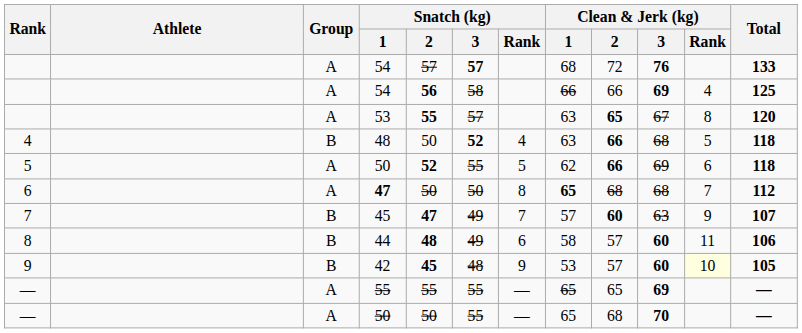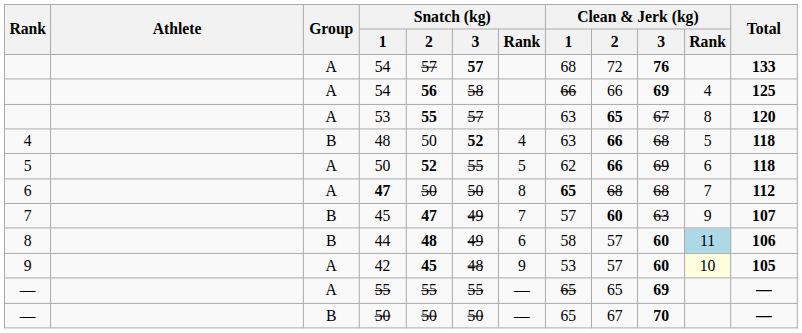(708, 240) no background -> (708, 240) lightblue background
(331, 265) B -> (331, 265) A
(331, 315) A -> (331, 315) B
(475, 315) 55 -> (475, 315) 50
(615, 315) 68 -> (615, 315) 67
